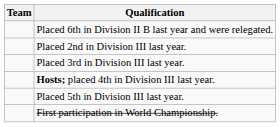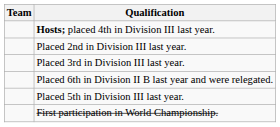rows swapped: (155, 29) <-> (126, 79)
